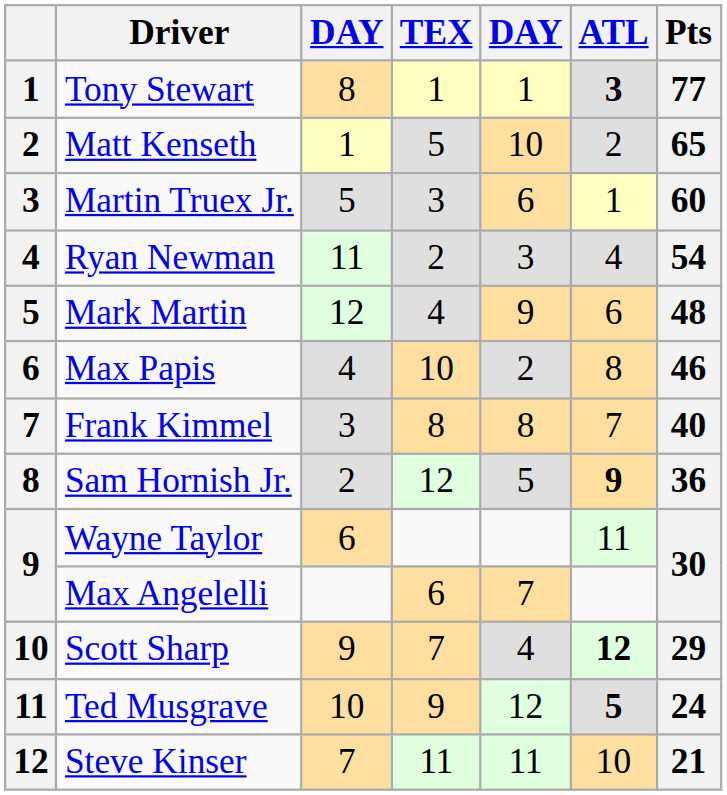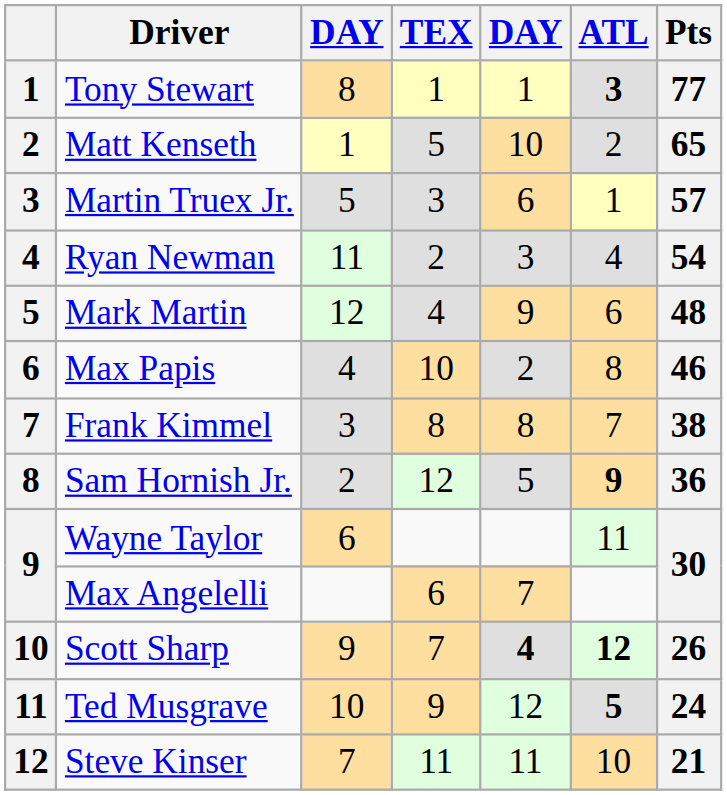(688, 200) 60 -> (688, 200) 57
(688, 425) 40 -> (688, 425) 38
(525, 649) normal -> (525, 649) bold
(688, 649) 29 -> (688, 649) 26
